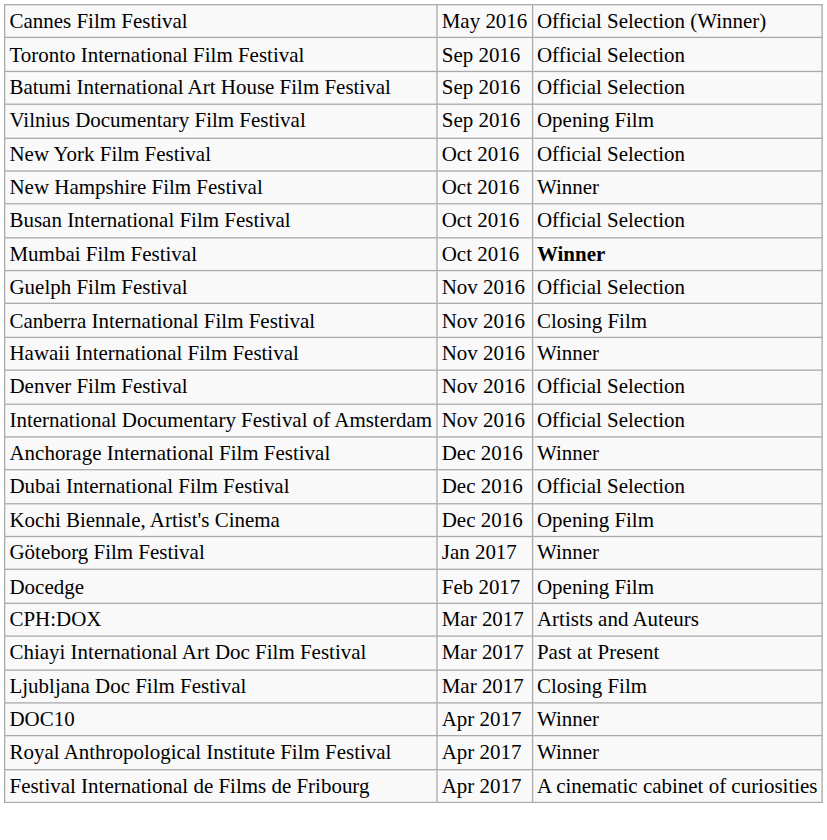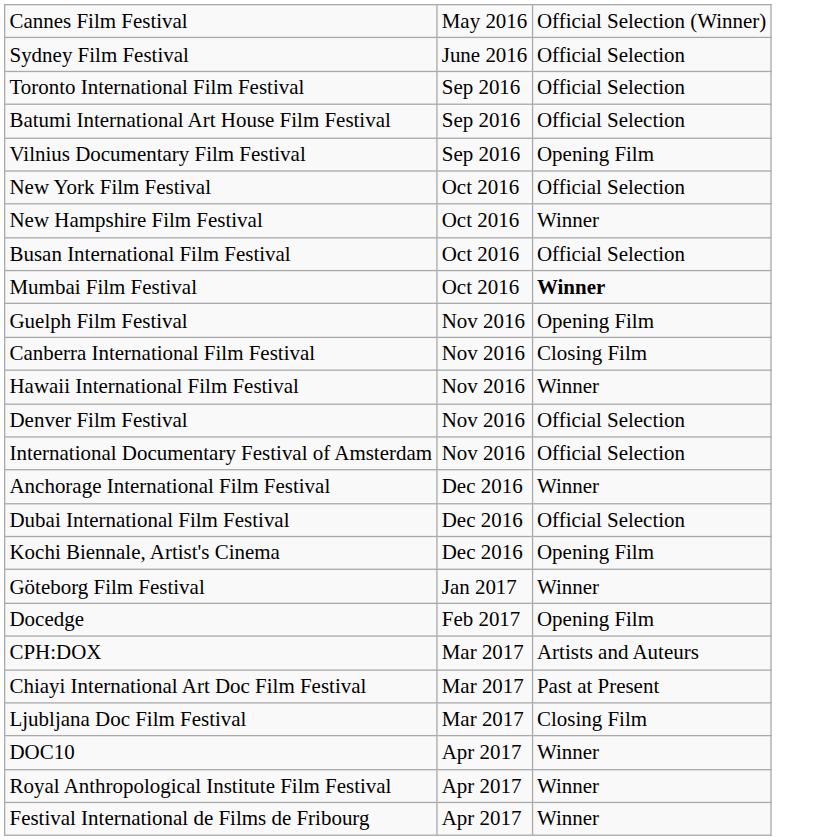+ row: (99, 54)
(611, 287) Official Selection -> (595, 320) Opening Film
(677, 785) A cinematic cabinet of curiosities -> (568, 818) Winner
